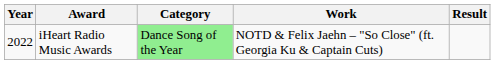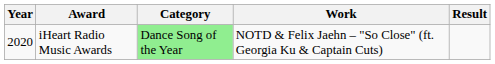(20, 42) 2022 -> (20, 42) 2020
